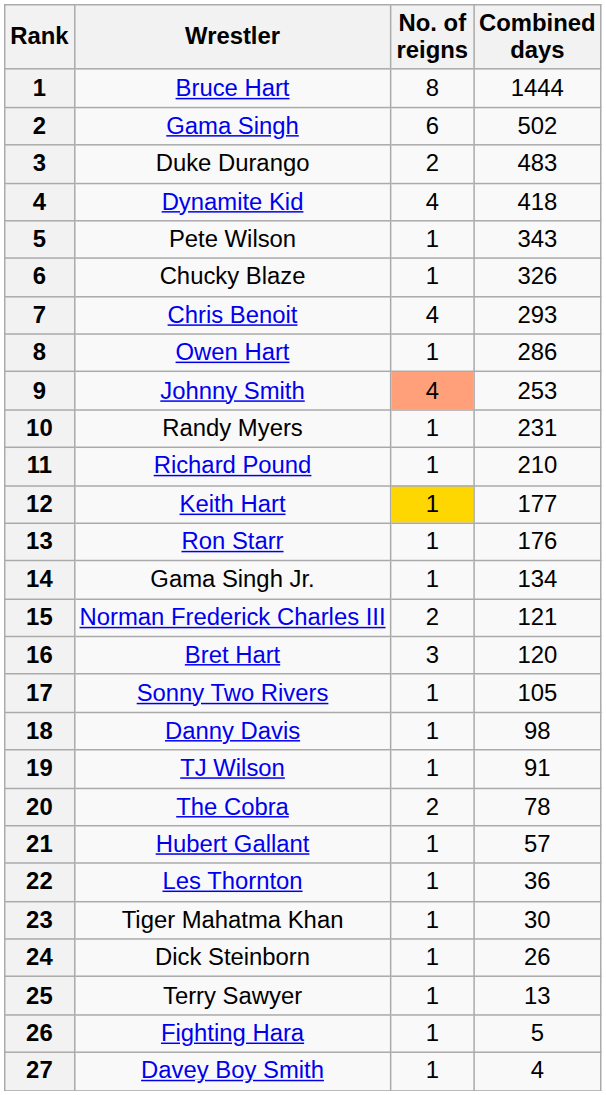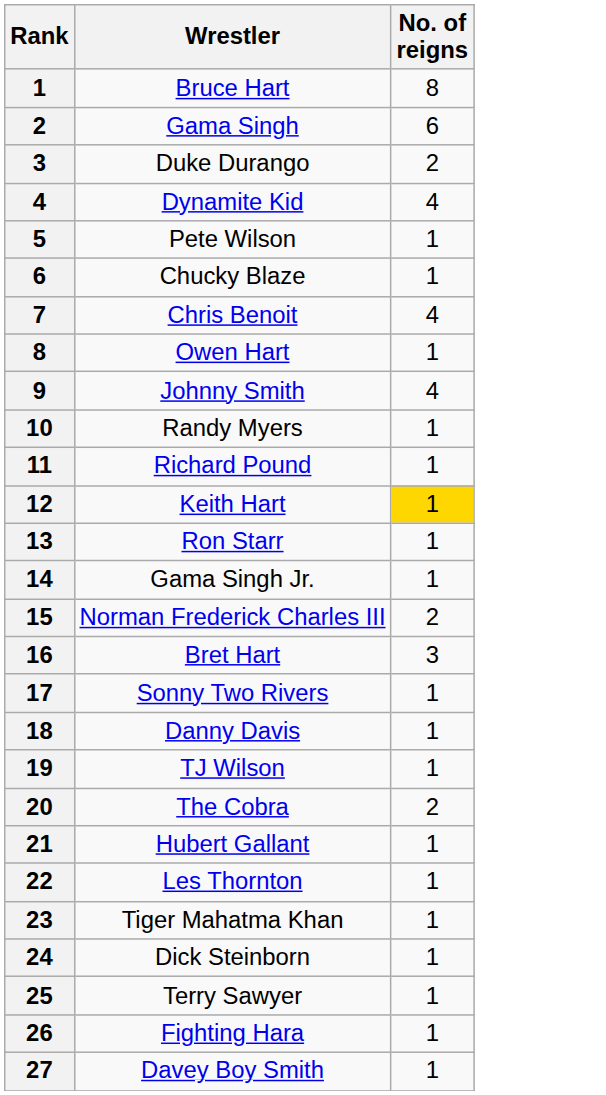- column: (537, 36)
(432, 390) lightsalmon background -> (432, 390) no background
